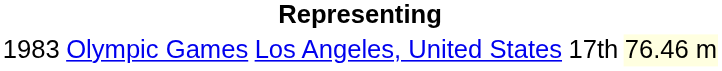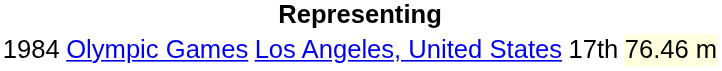(31, 50) 1983 -> (31, 50) 1984
